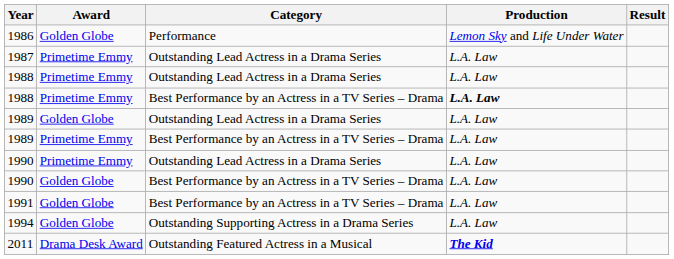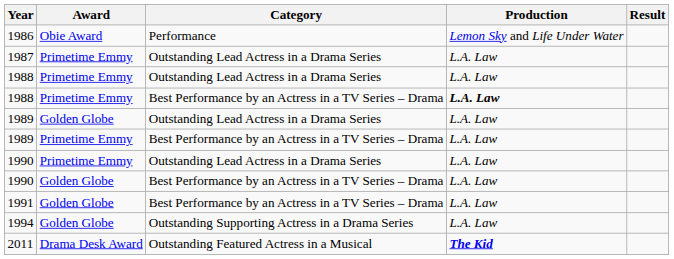(77, 35) Golden Globe -> (71, 35) Obie Award
